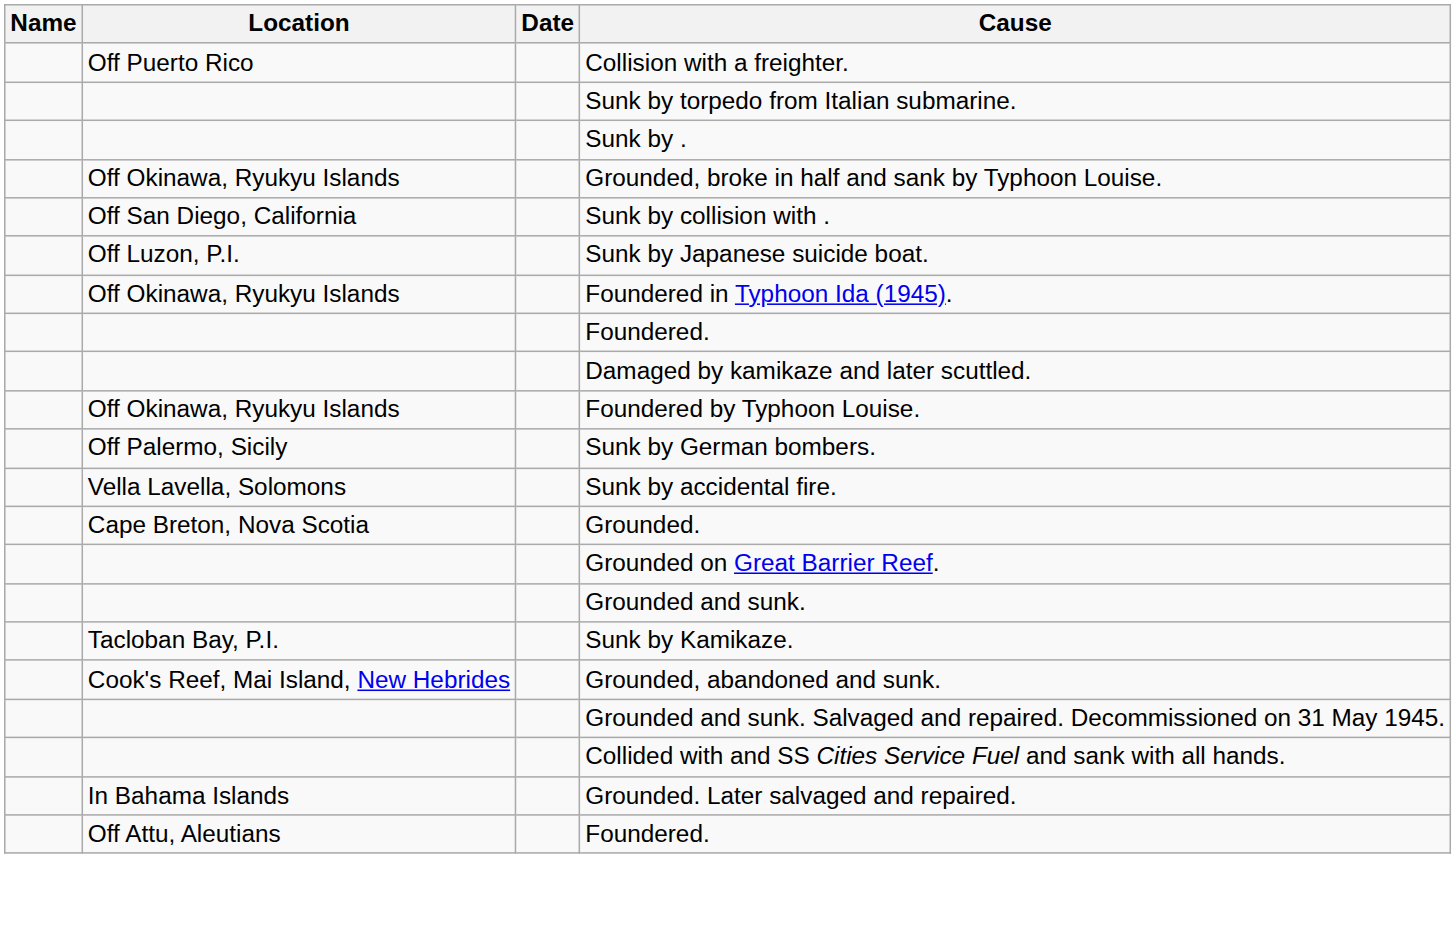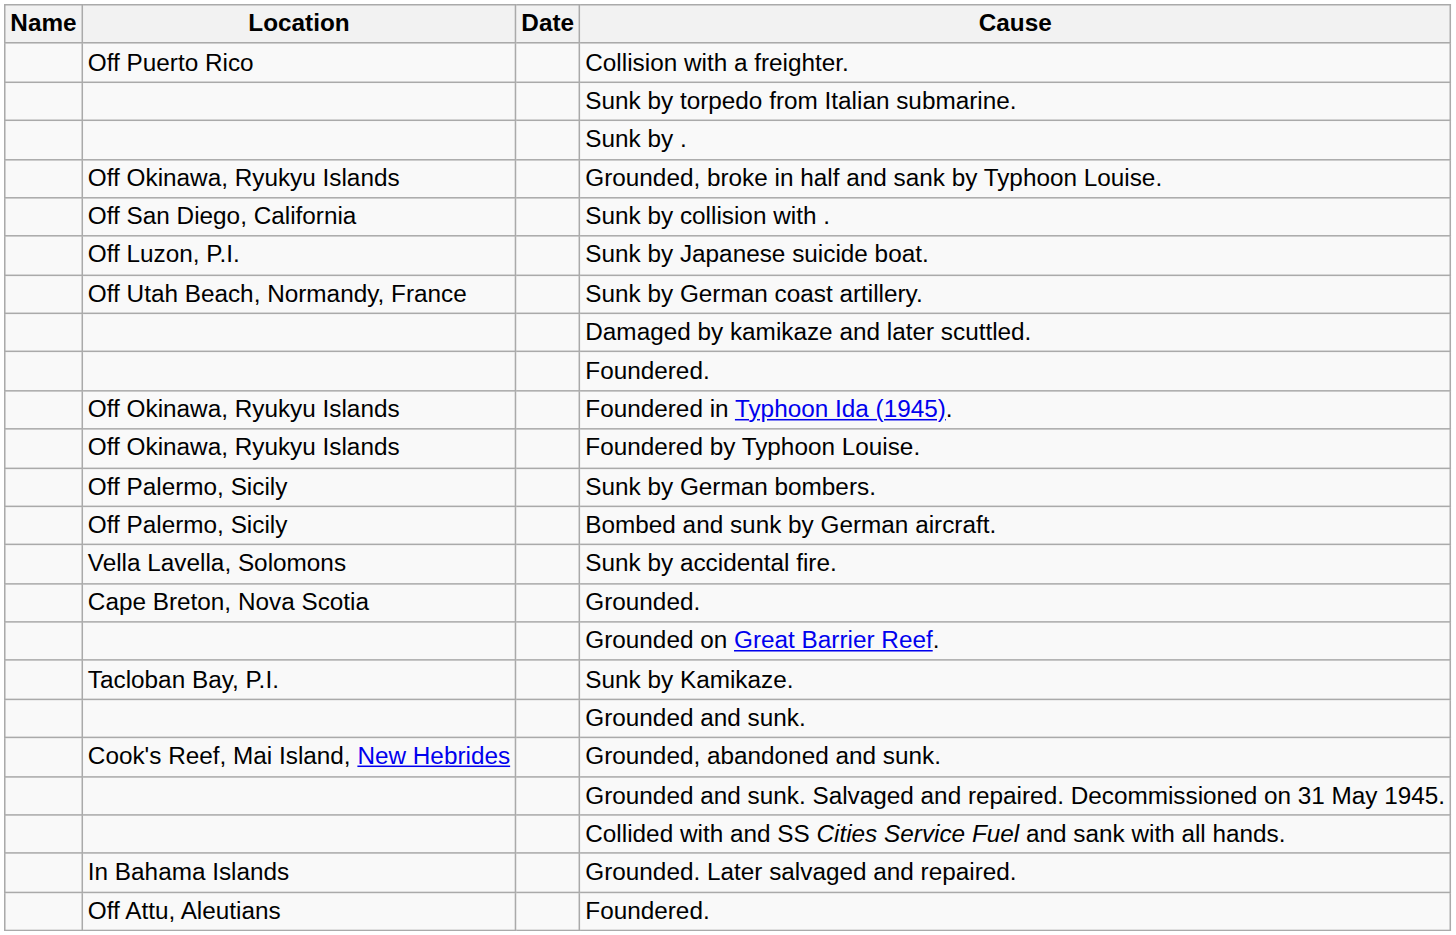+ row: (277, 293)
rows swapped: (299, 371) <-> (244, 293)
+ row: (188, 525)
rows swapped: (183, 640) <-> (299, 603)
